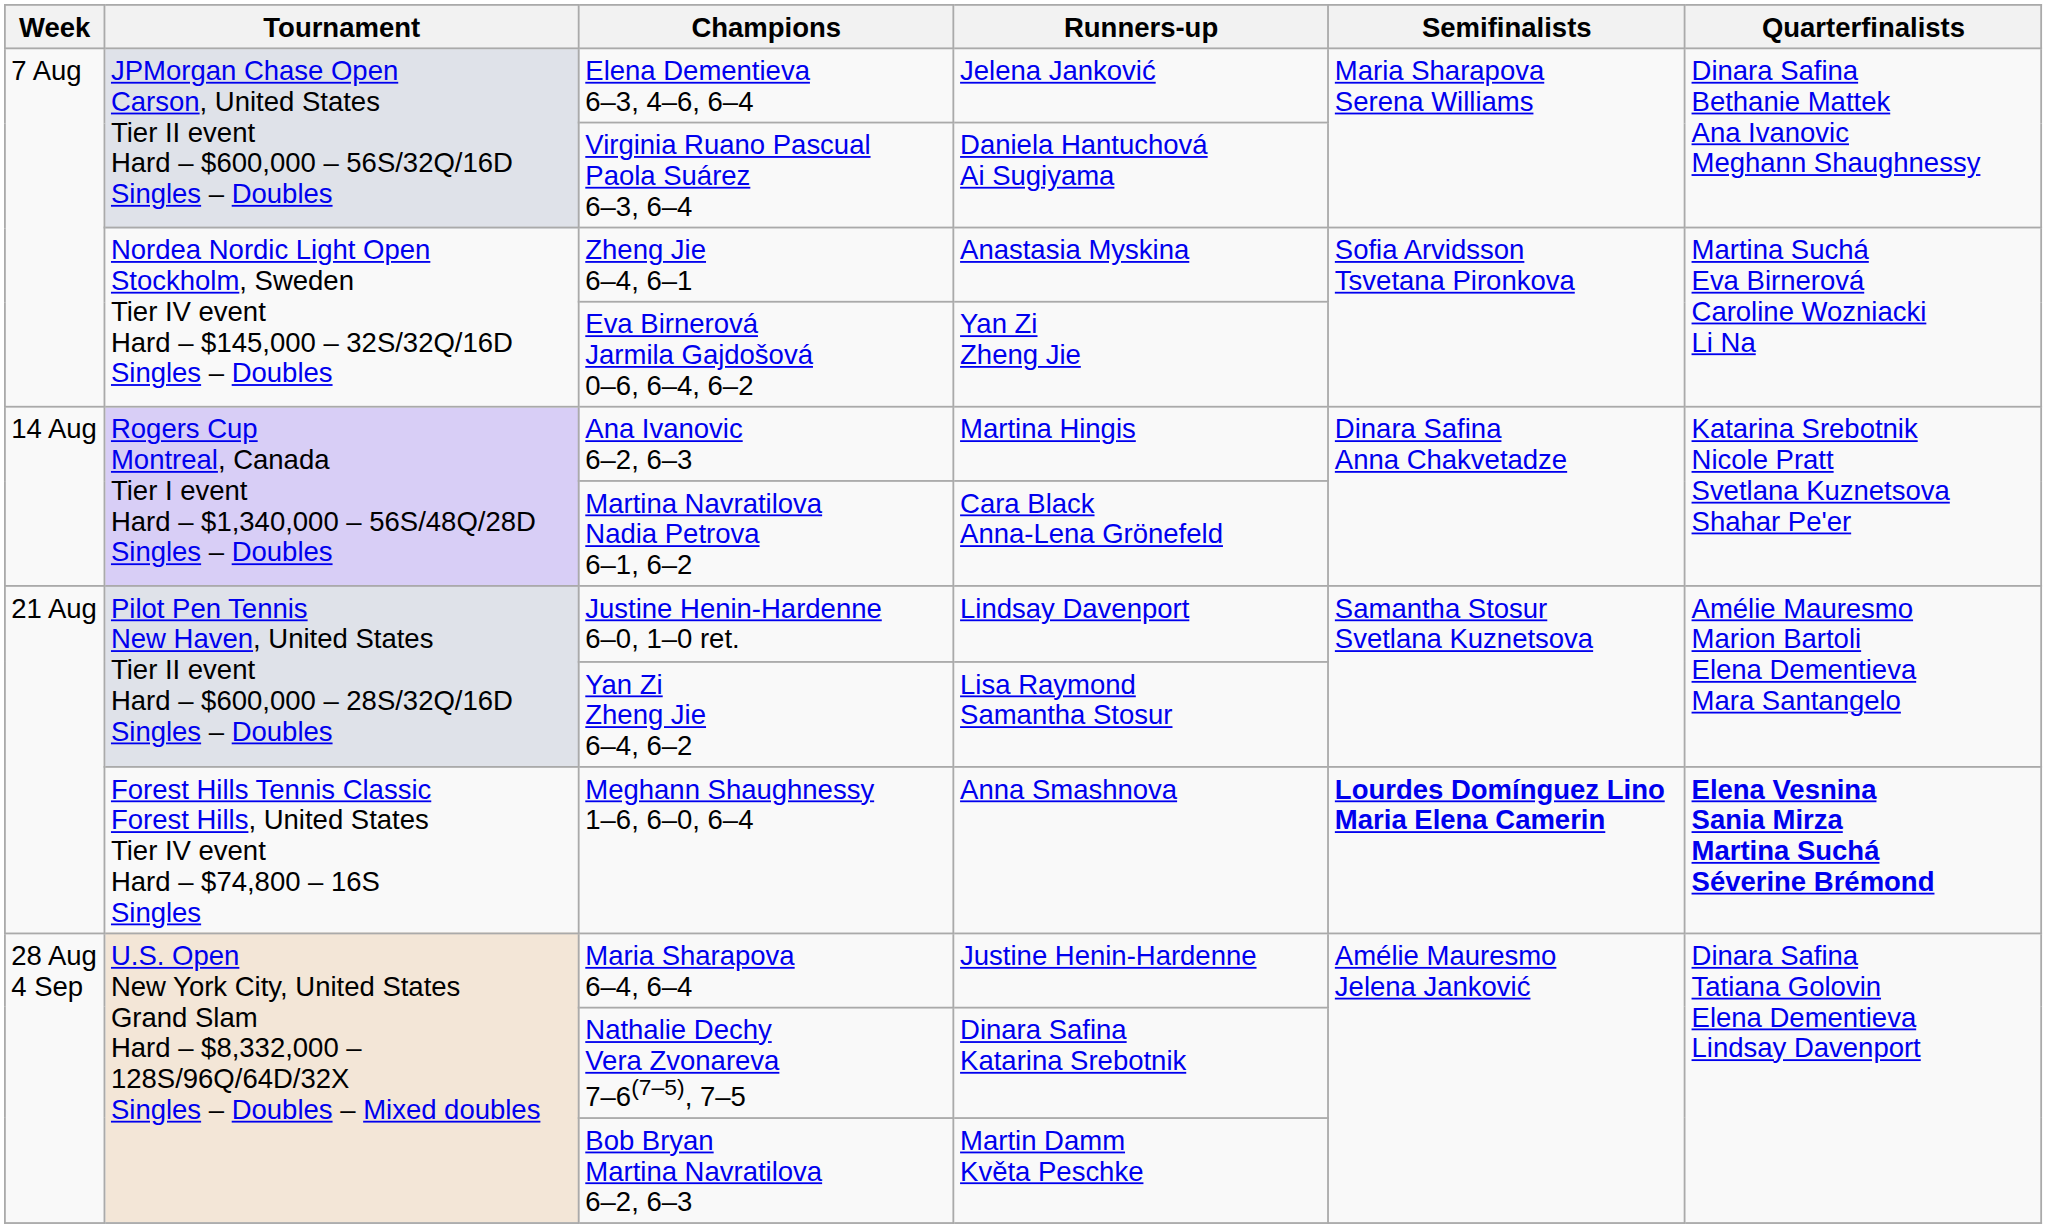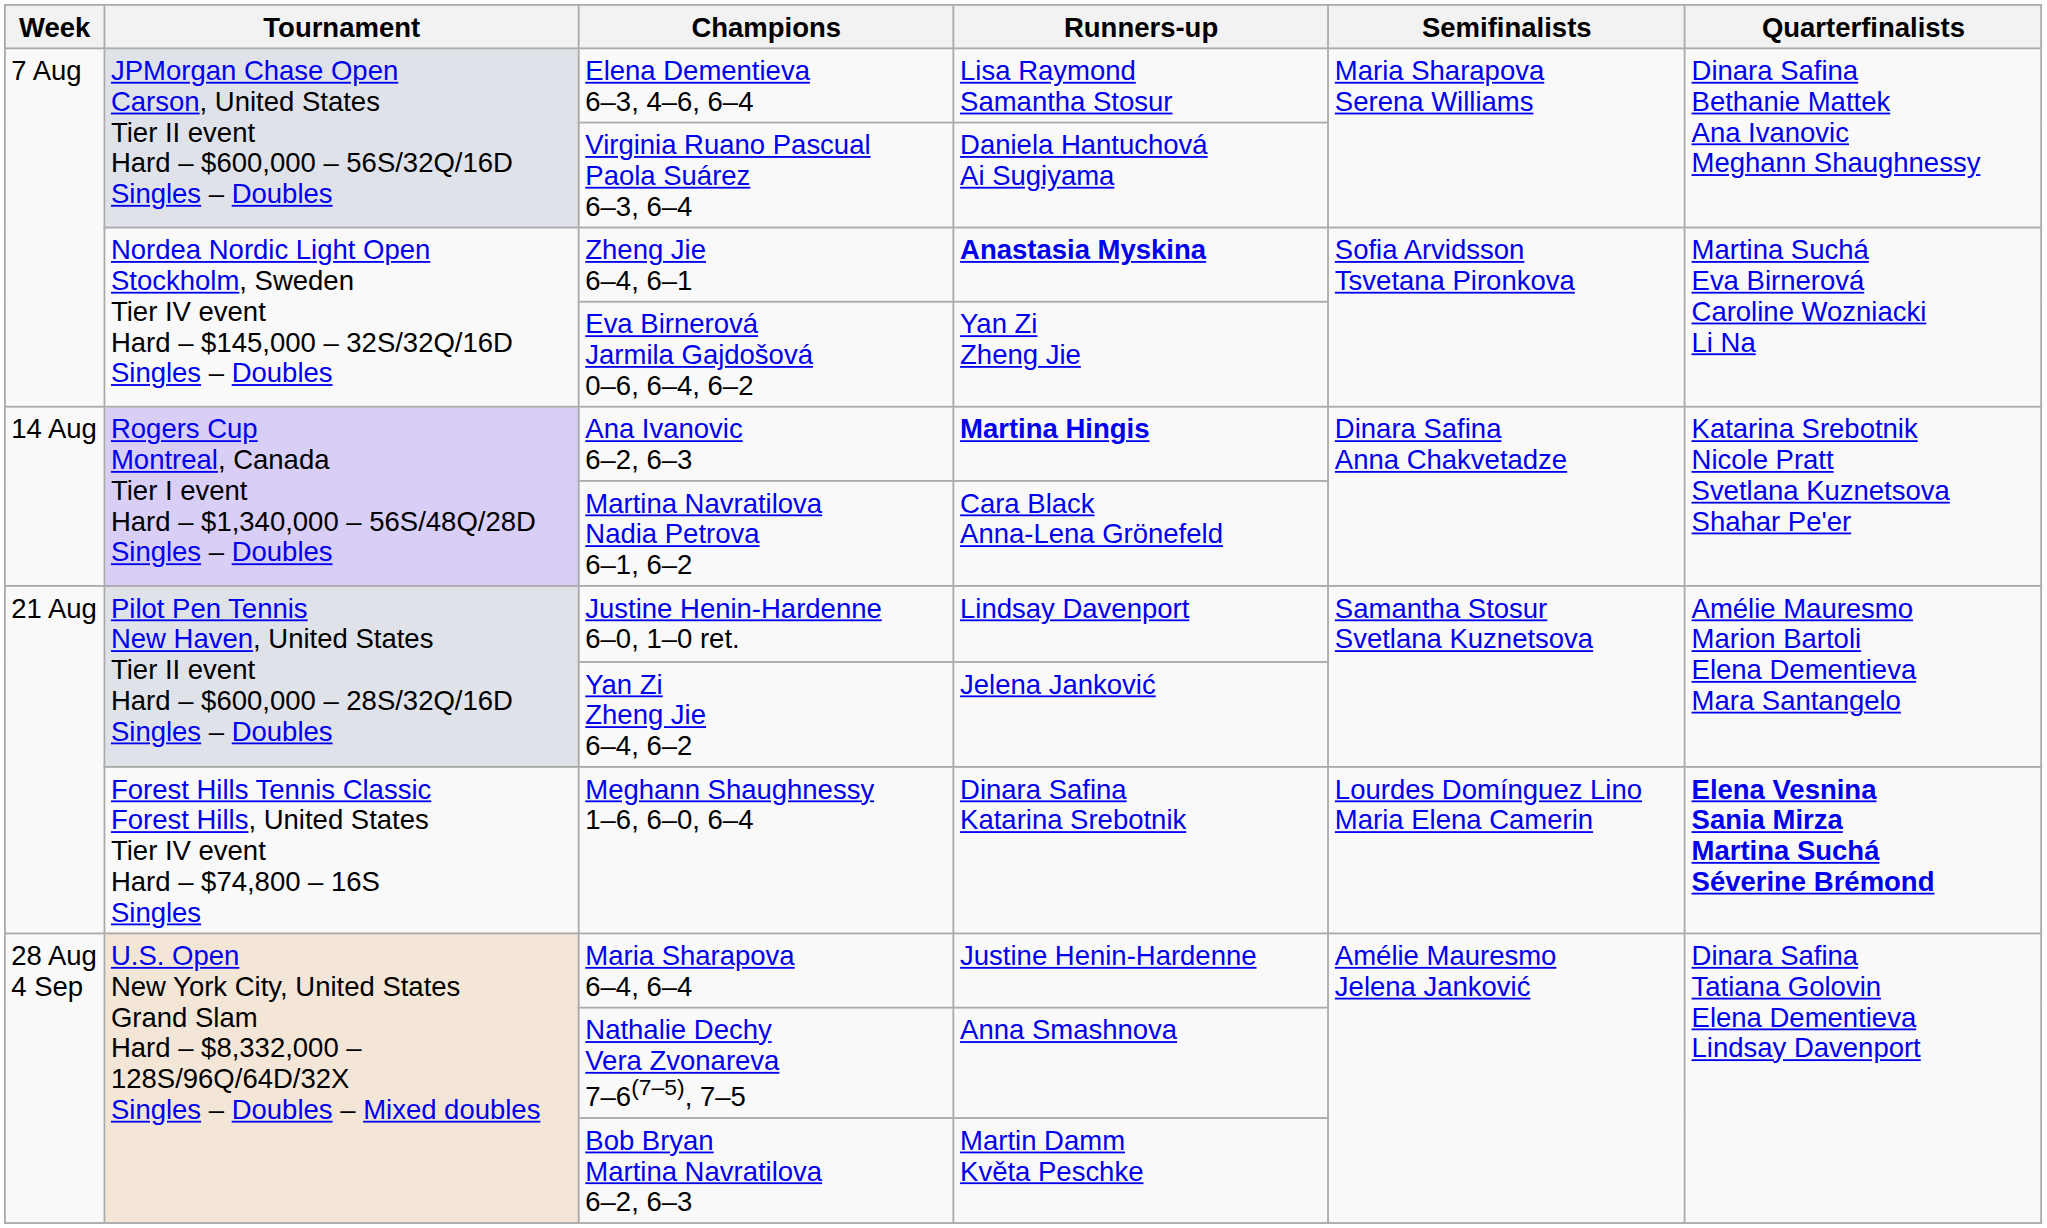(1058, 70) Jelena Janković -> (1066, 86) Lisa Raymond Samantha Stosur
(1075, 250) normal -> (1083, 250) bold
(1048, 429) normal -> (1055, 429) bold
(1066, 698) Lisa Raymond Samantha Stosur -> (1058, 683) Jelena Janković
(1069, 788) Anna Smashnova -> (1073, 803) Dinara Safina Katarina Srebotnik
(1500, 803) bold -> (1488, 803) normal
(1073, 1044) Dinara Safina Katarina Srebotnik -> (1069, 1029) Anna Smashnova
